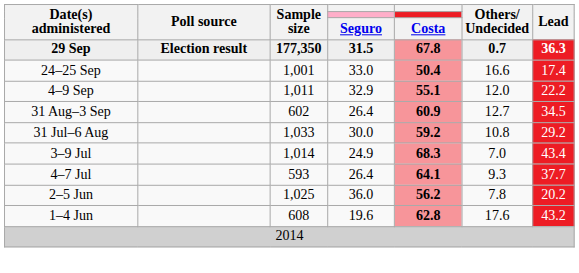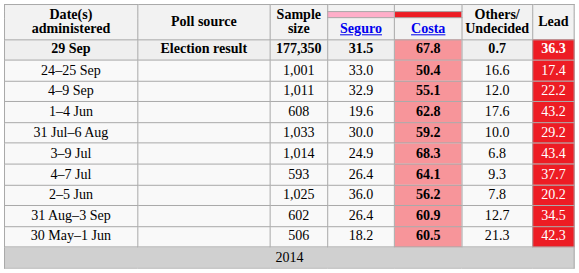rows swapped: (71, 112) <-> (71, 215)
(497, 132) 10.8 -> (497, 132) 10.0
(497, 153) 7.0 -> (497, 153) 6.8
+ row: (71, 236)
